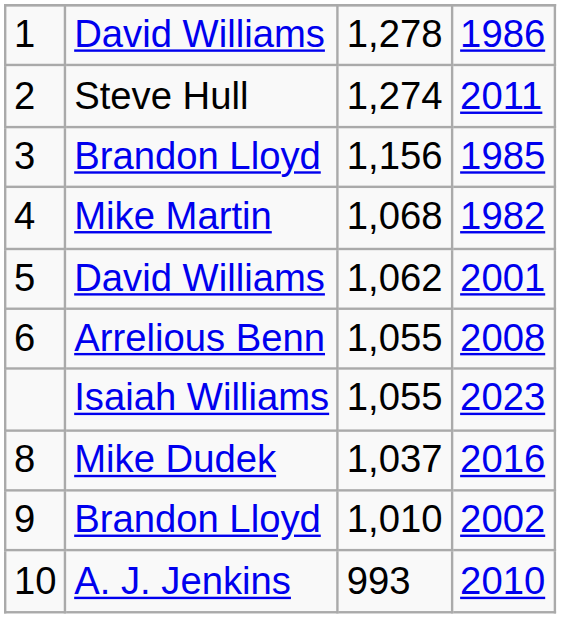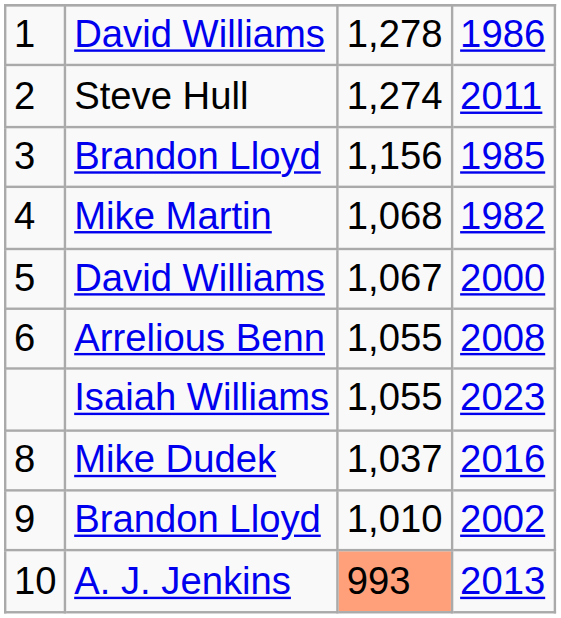(395, 277) 1,062 -> (395, 277) 1,067
(503, 277) 2001 -> (503, 277) 2000
(379, 580) no background -> (379, 580) lightsalmon background
(503, 580) 2010 -> (503, 580) 2013
